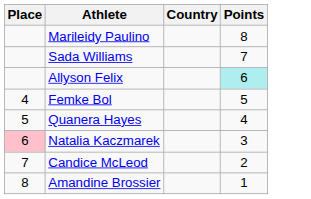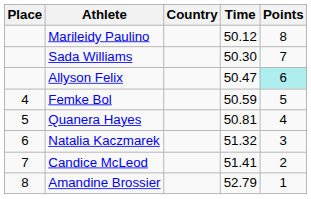+ column: (240, 15)
(25, 141) pink background -> (25, 141) no background
